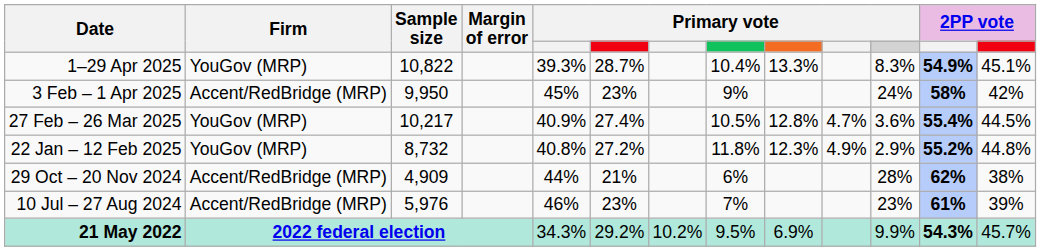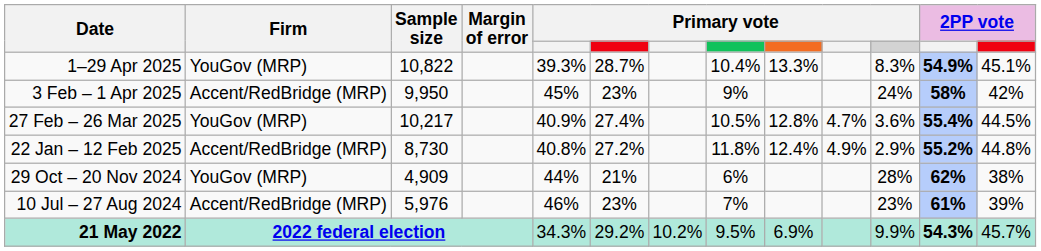(248, 149) YouGov (MRP) -> (288, 149) Accent/RedBridge (MRP)
(426, 149) 8,732 -> (426, 149) 8,730
(793, 149) 12.3% -> (793, 149) 12.4%
(288, 177) Accent/RedBridge (MRP) -> (248, 177) YouGov (MRP)
